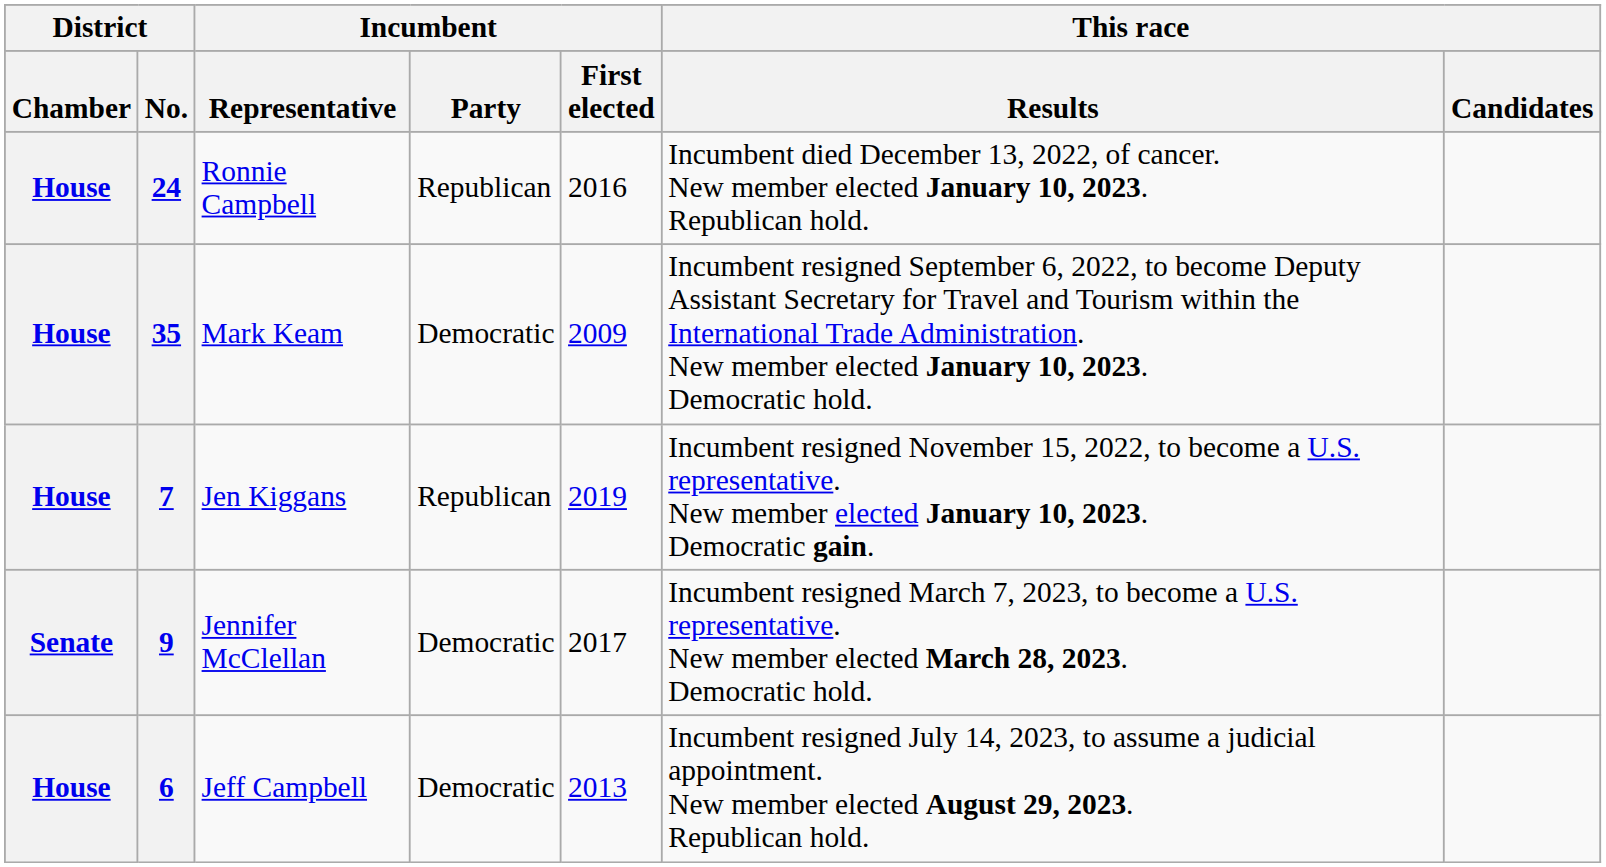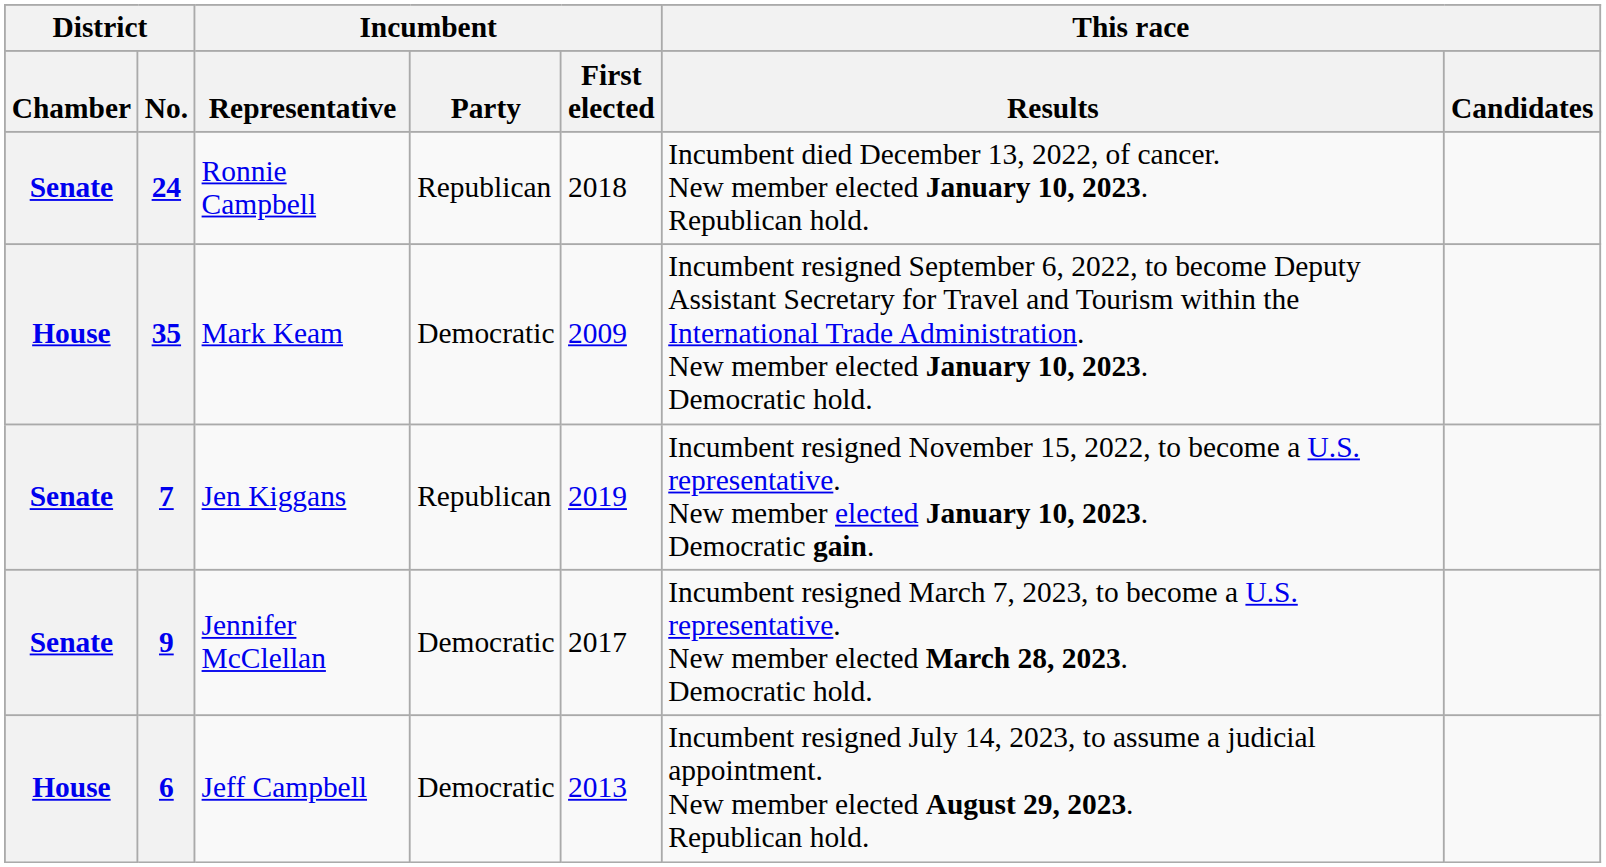(71, 187) House -> (71, 187) Senate
(597, 187) 2016 -> (597, 187) 2018
(71, 496) House -> (71, 496) Senate
